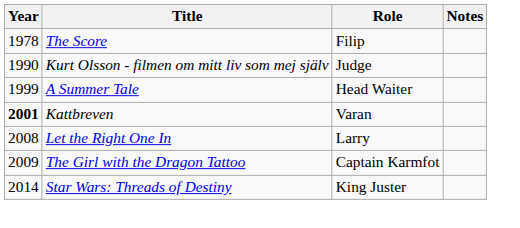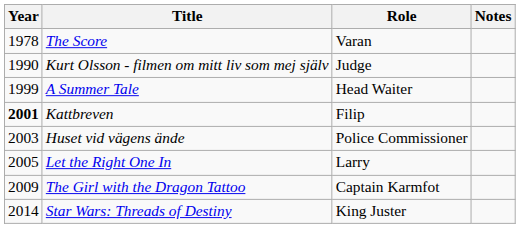(350, 41) Filip -> (354, 41) Varan
(354, 114) Varan -> (350, 114) Filip
+ row: (115, 138)
(23, 138) 2008 -> (23, 162) 2005
